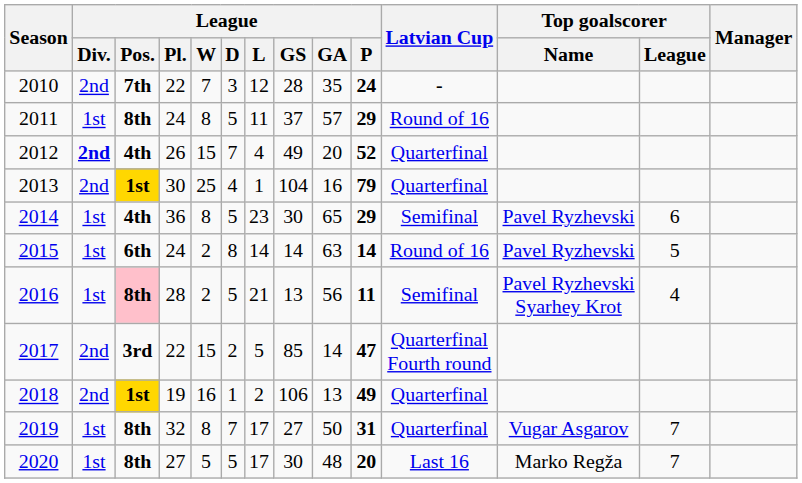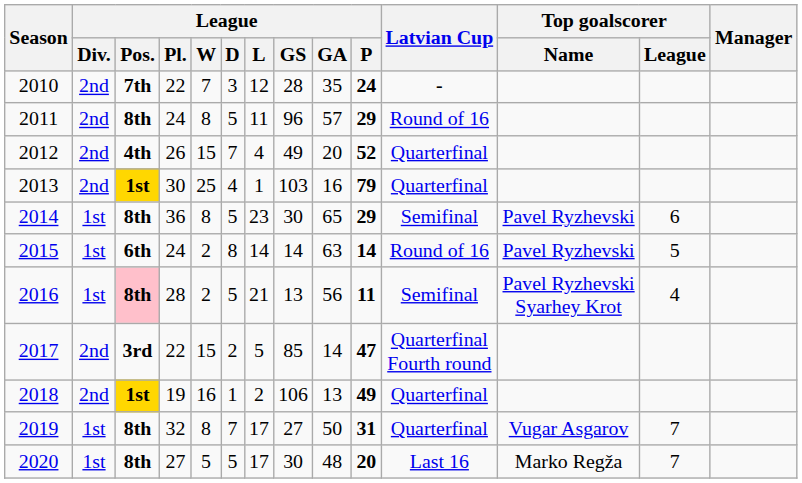(94, 119) 1st -> (94, 119) 2nd
(293, 119) 37 -> (293, 119) 96
(94, 152) bold -> (94, 152) normal
(293, 185) 104 -> (293, 185) 103
(138, 217) 4th -> (138, 217) 8th
